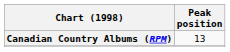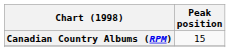(200, 39) 13 -> (200, 39) 15
